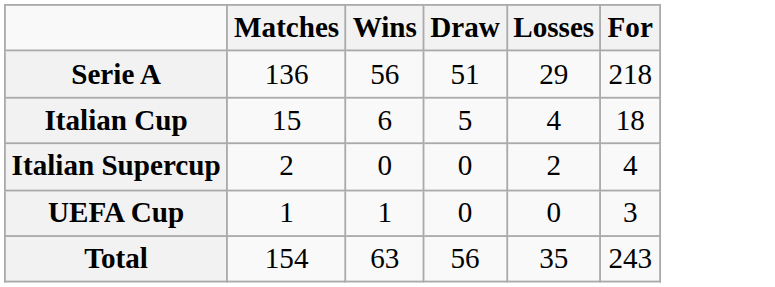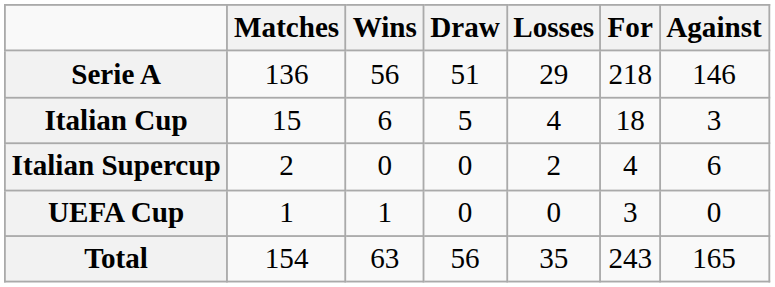+ column: (714, 27)
